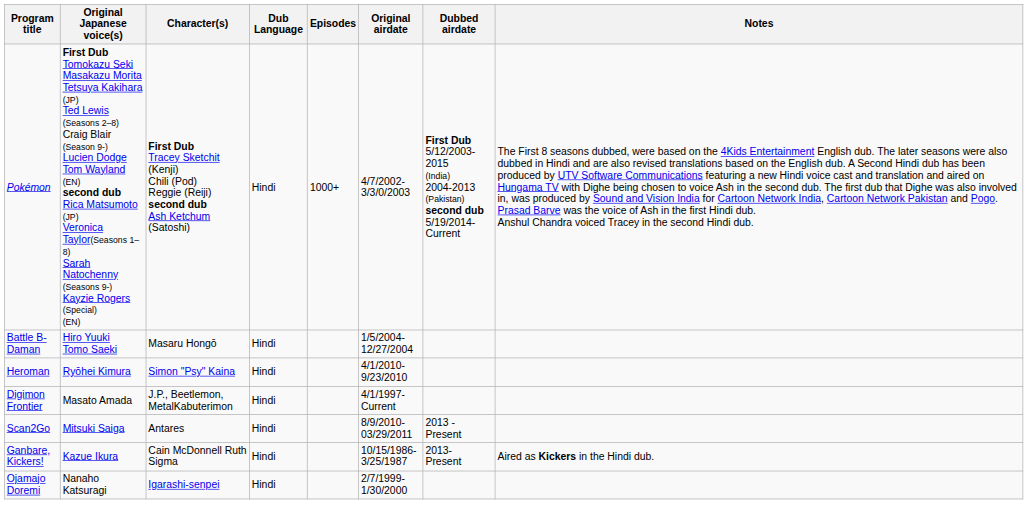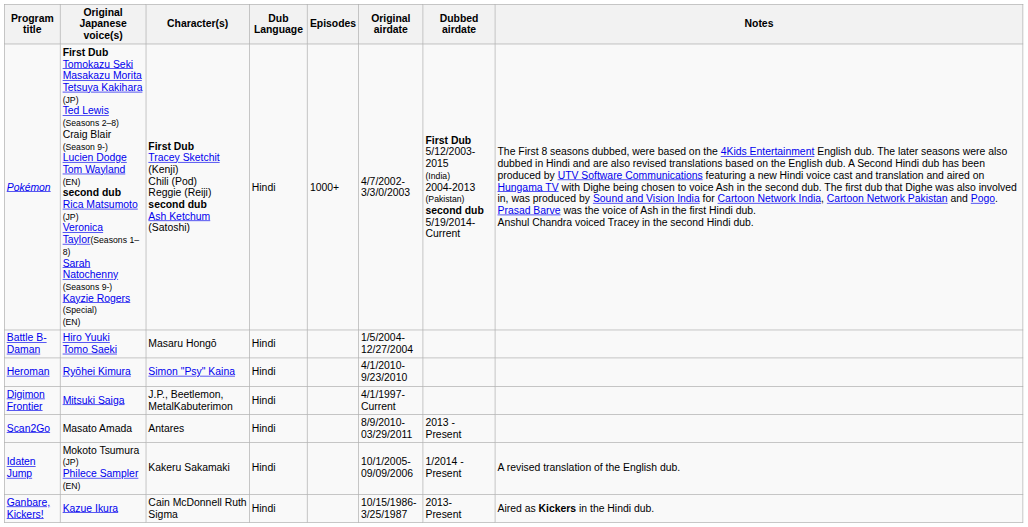(97, 400) Masato Amada -> (94, 400) Mitsuki Saiga
(94, 428) Mitsuki Saiga -> (97, 428) Masato Amada
+ row: (21, 468)
- row: (26, 485)
